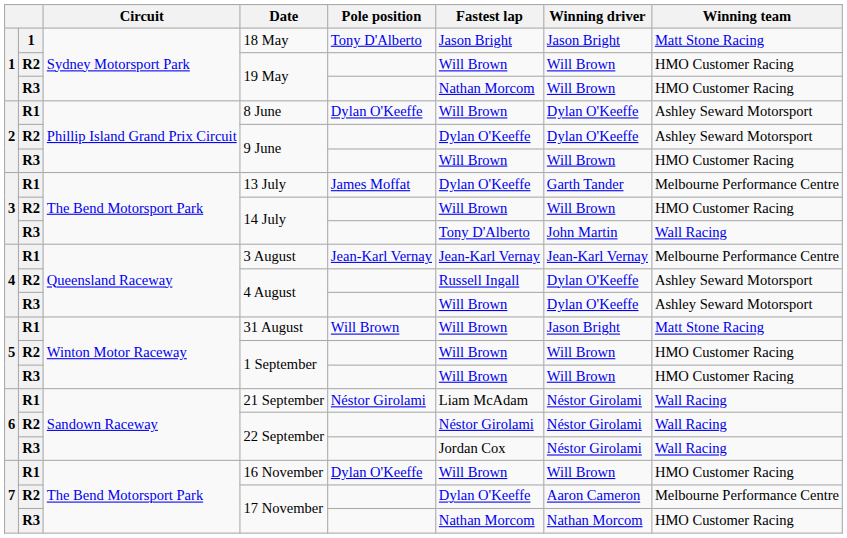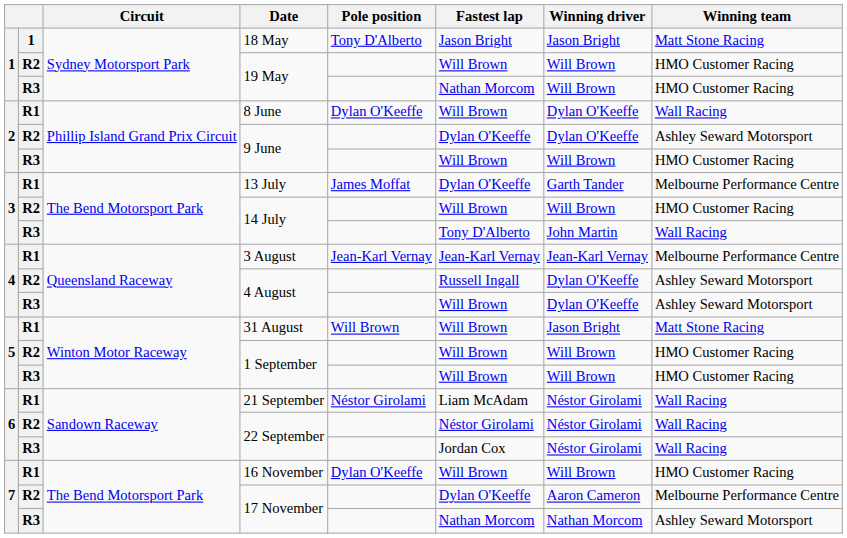(734, 112) Ashley Seward Motorsport -> (691, 112) Wall Racing
(724, 520) HMO Customer Racing -> (734, 520) Ashley Seward Motorsport
